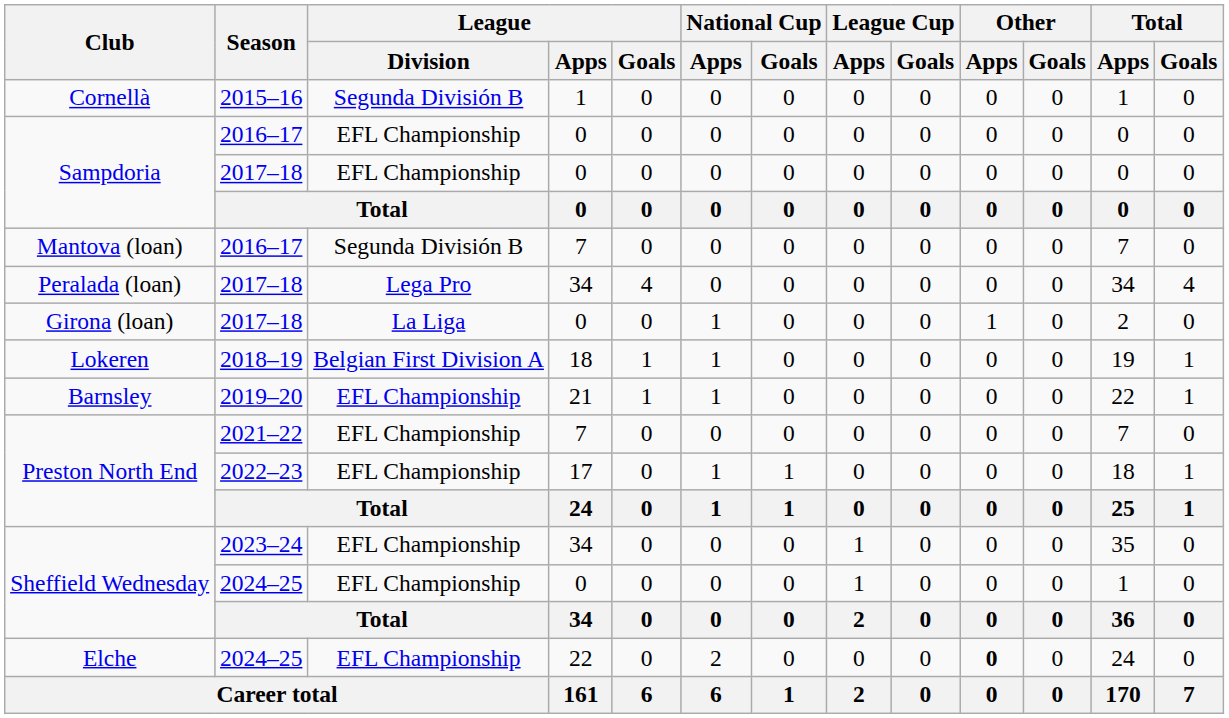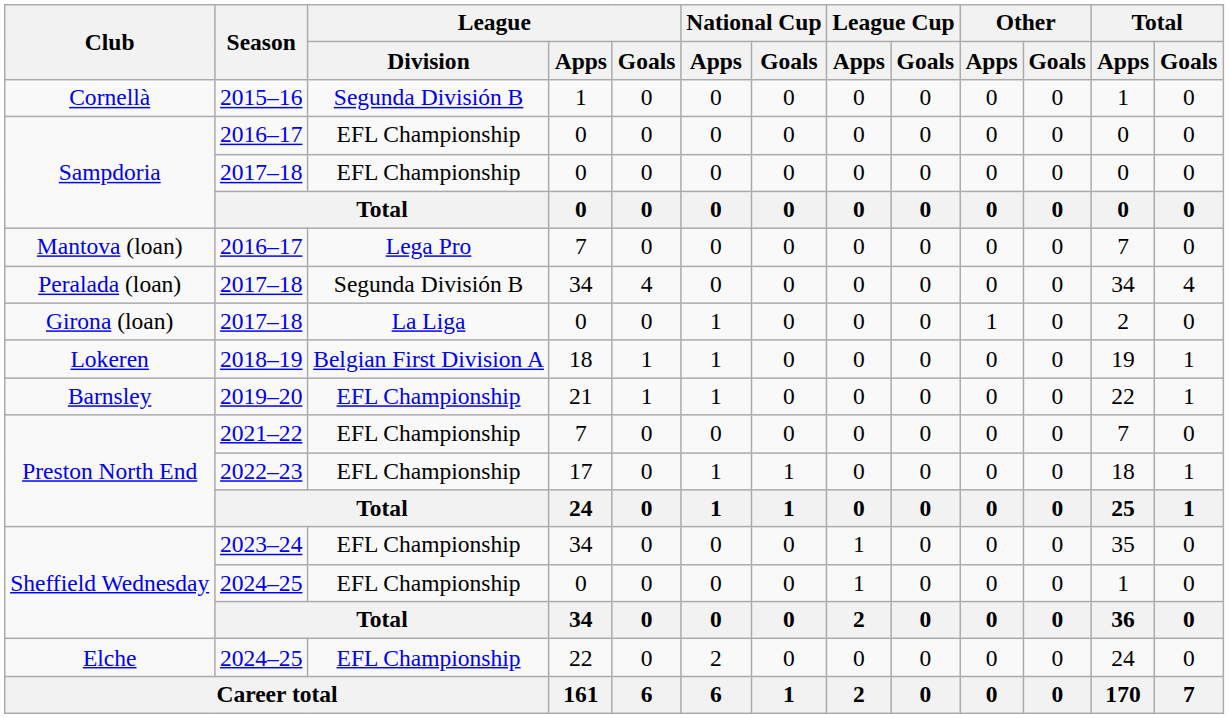(429, 246) Segunda División B -> (429, 246) Lega Pro
(429, 284) Lega Pro -> (429, 284) Segunda División B
(992, 657) bold -> (992, 657) normal
